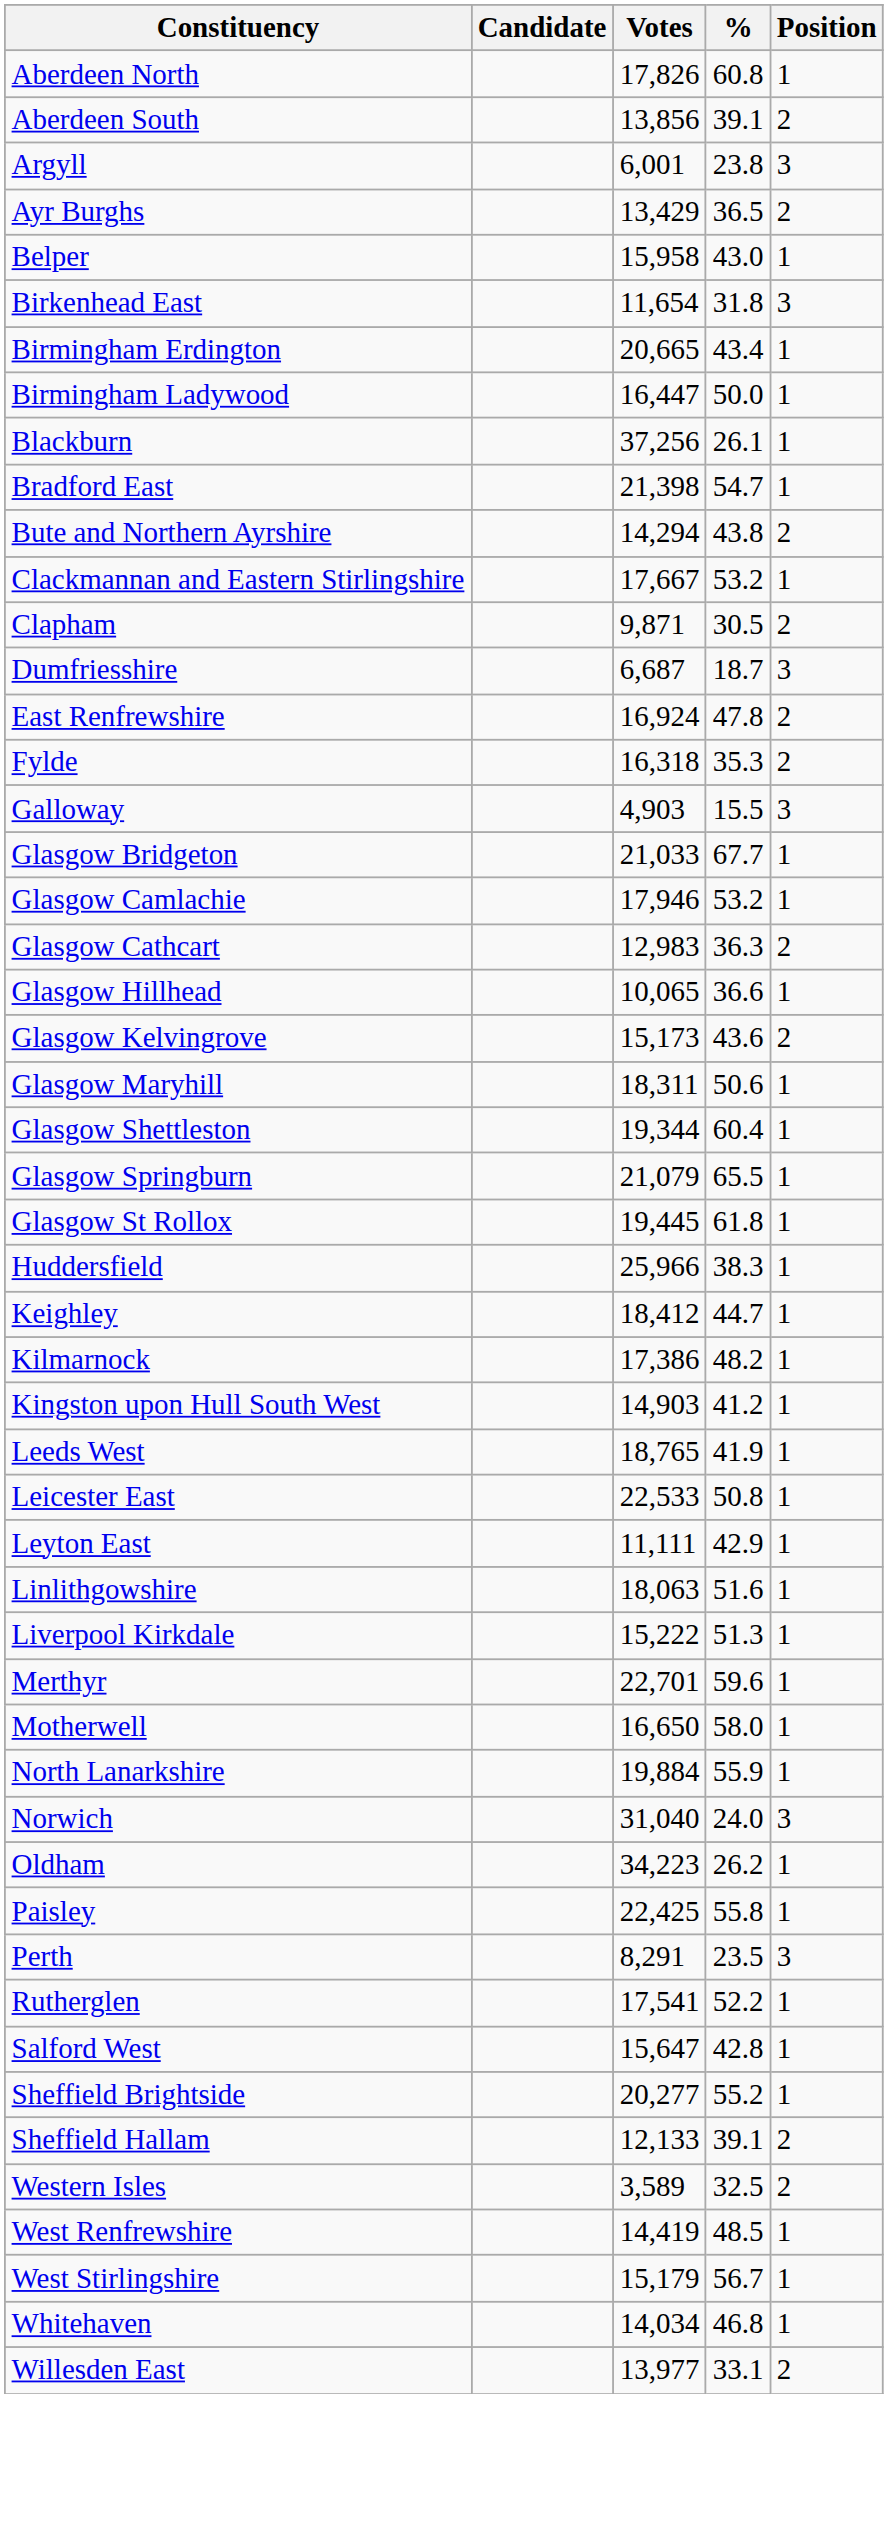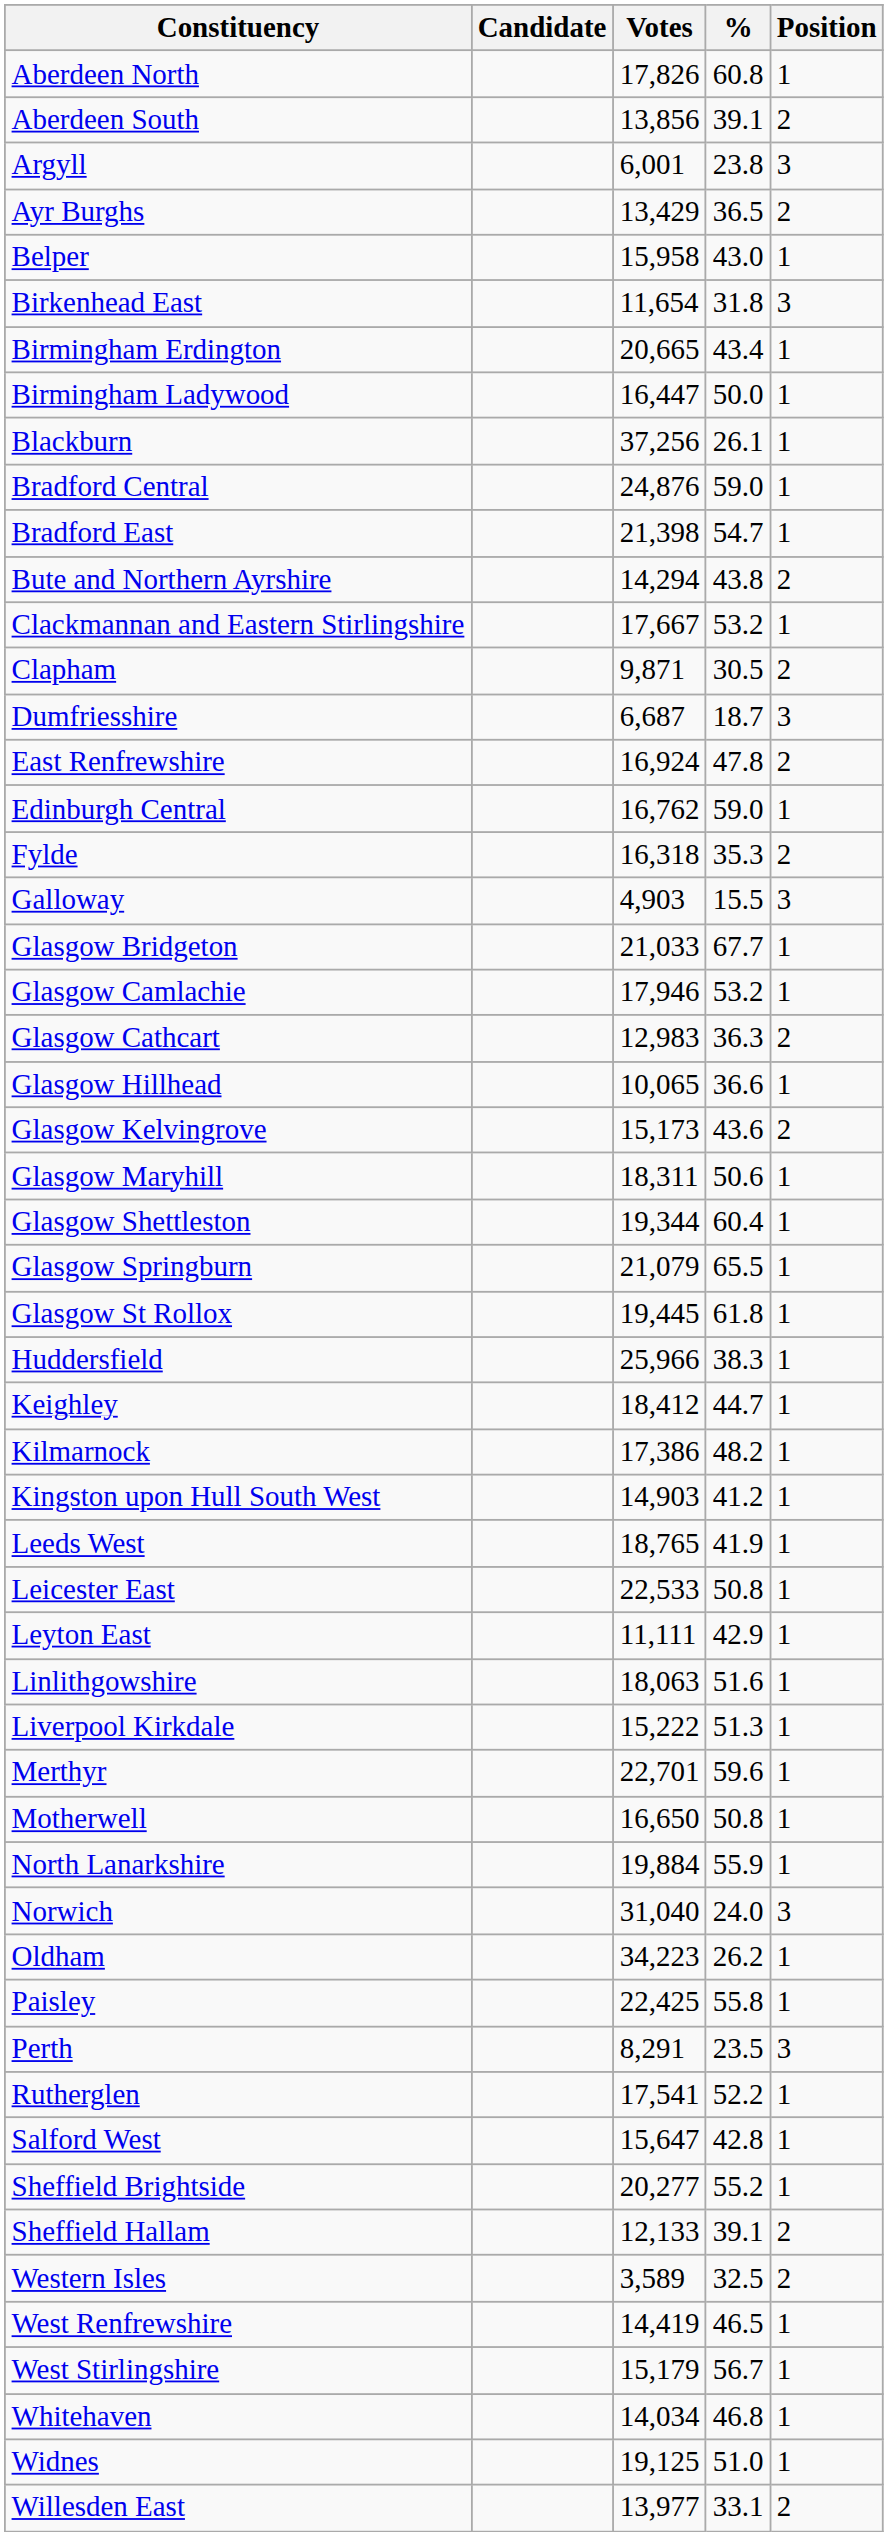+ row: (110, 486)
+ row: (119, 808)
(738, 1726) 58.0 -> (738, 1818) 50.8
(738, 2232) 48.5 -> (738, 2323) 46.5
+ row: (55, 2461)
